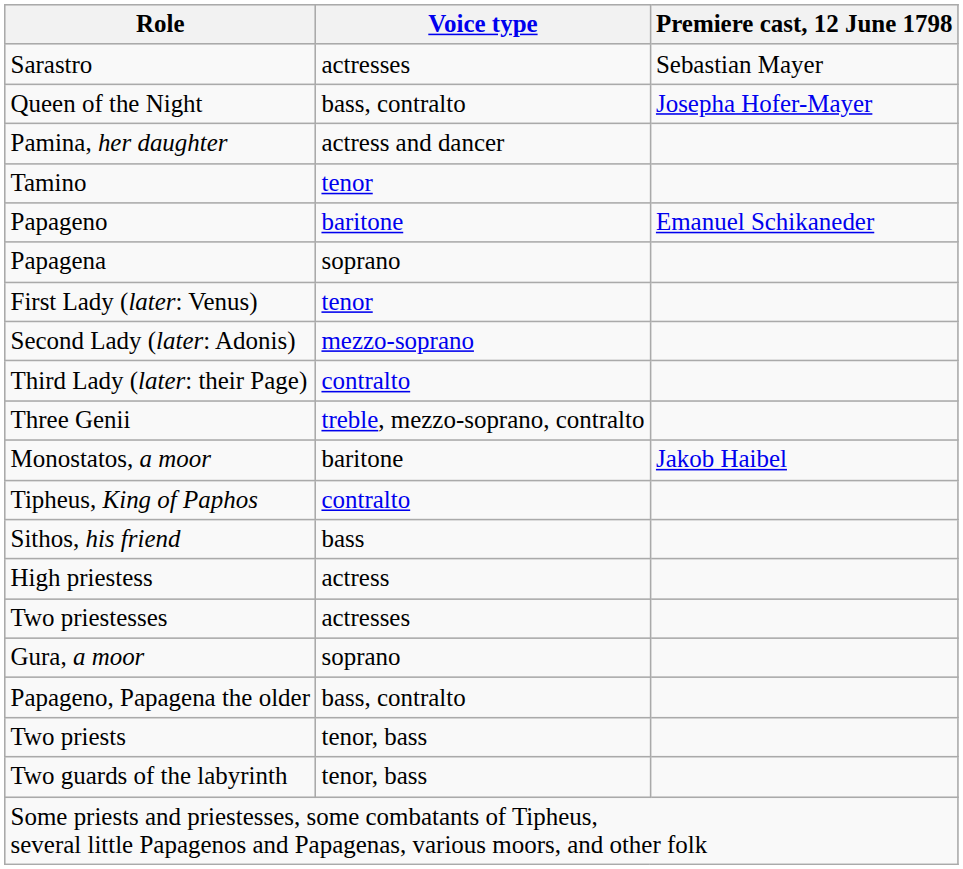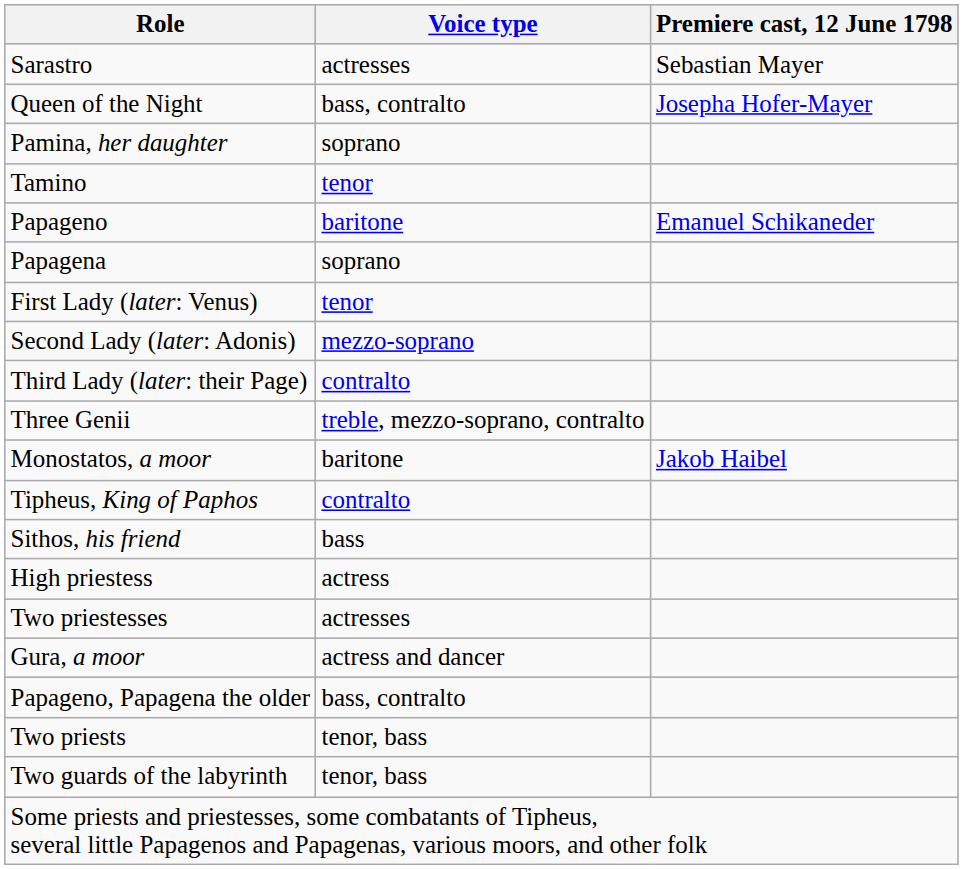(413, 143) actress and dancer -> (361, 143) soprano
(361, 657) soprano -> (413, 657) actress and dancer
